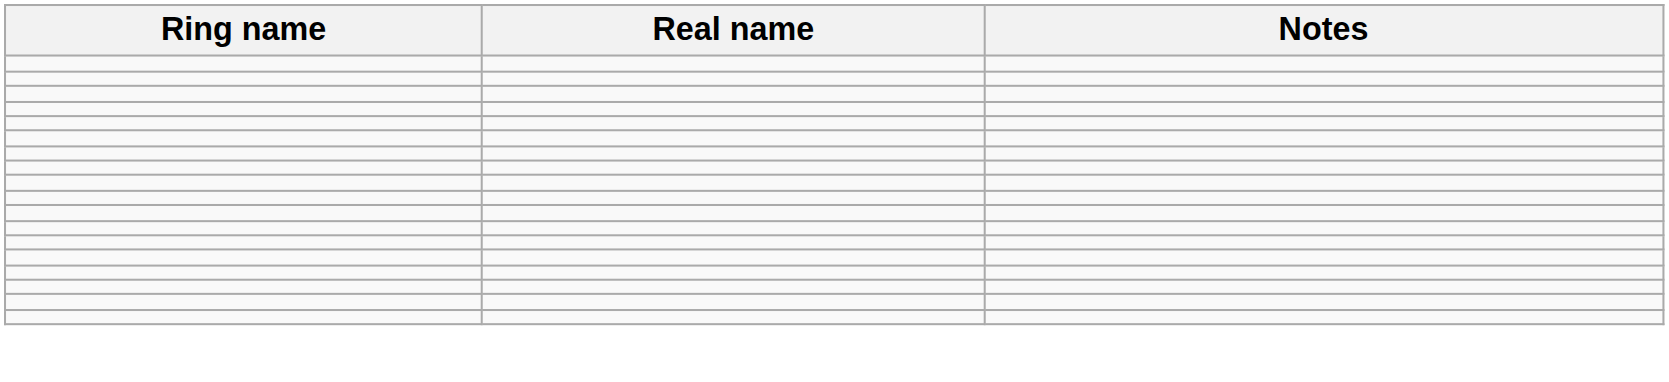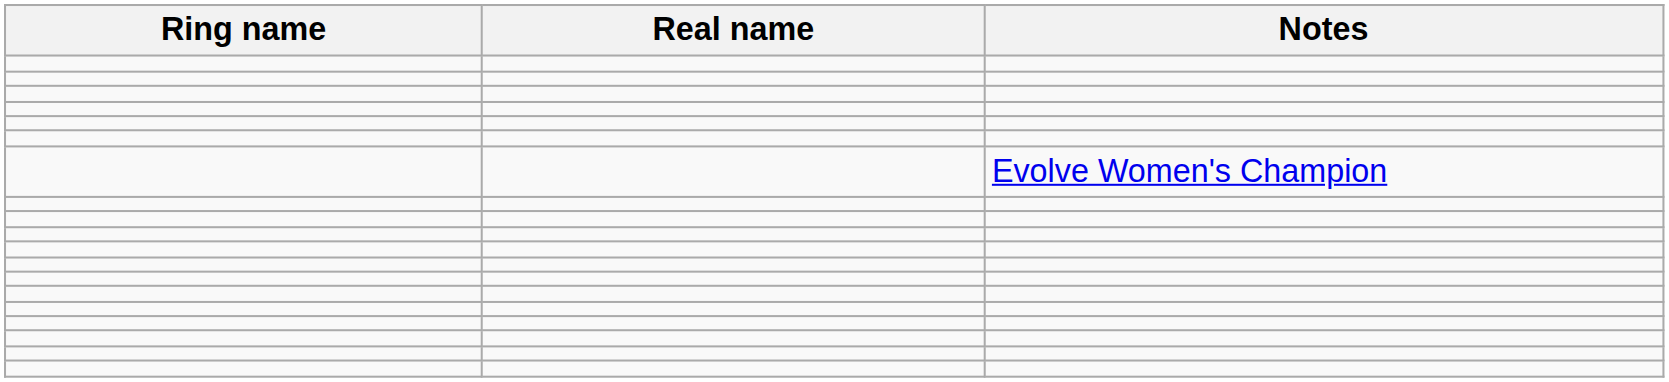+ row: (244, 171)
